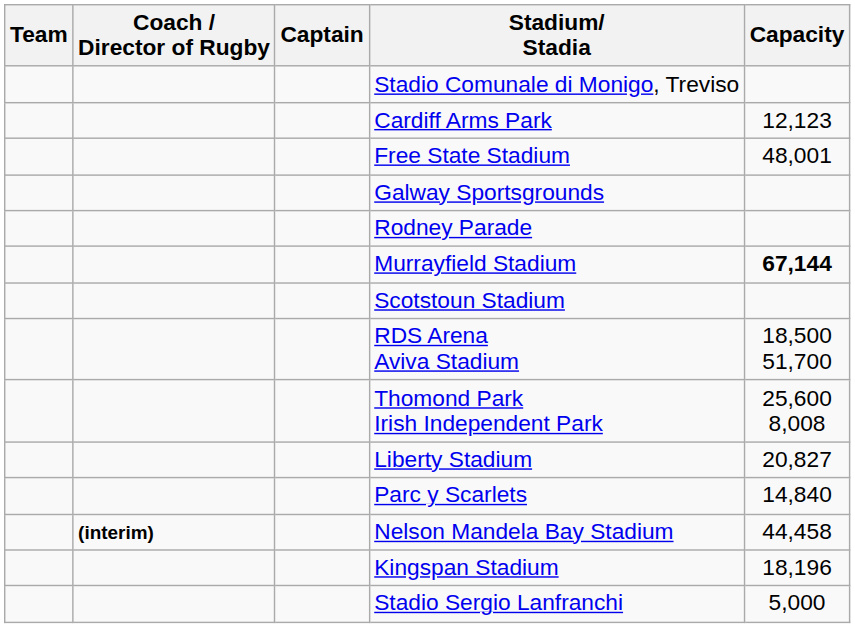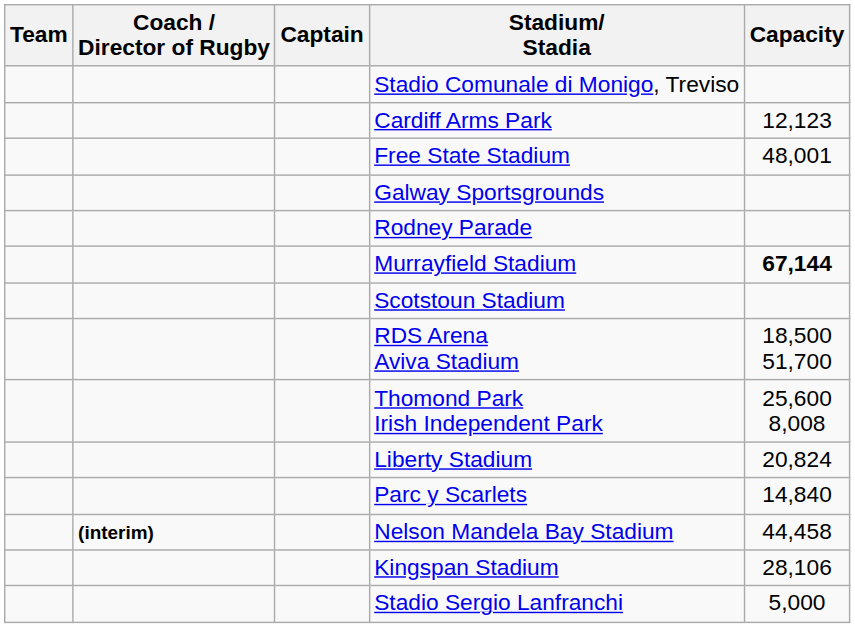(797, 459) 20,827 -> (797, 459) 20,824
(797, 567) 18,196 -> (797, 567) 28,106
